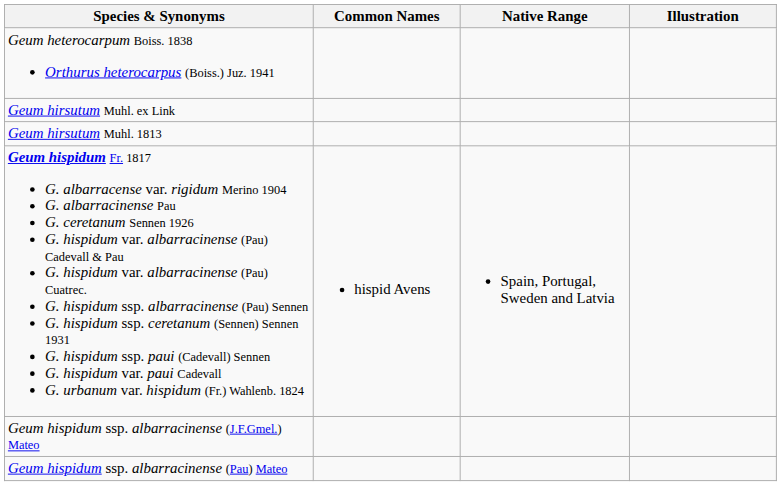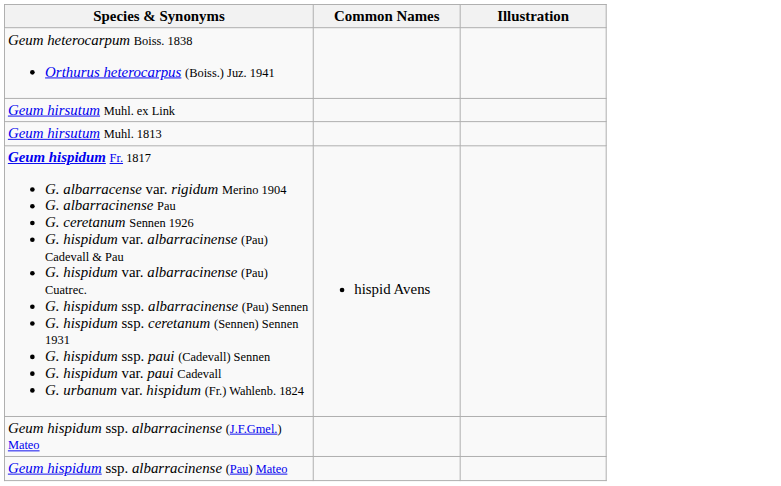- column: (545, 16)
